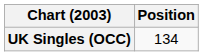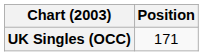(166, 39) 134 -> (166, 39) 171
